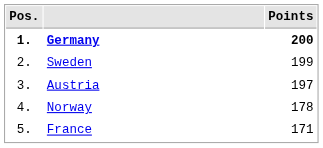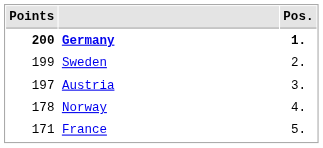columns swapped: (24, 17) <-> (291, 17)
